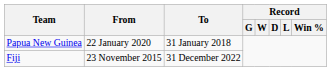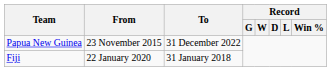(119, 43) 22 January 2020 -> (124, 43) 23 November 2015
(199, 43) 31 January 2018 -> (203, 43) 31 December 2022
(124, 58) 23 November 2015 -> (119, 58) 22 January 2020
(203, 58) 31 December 2022 -> (199, 58) 31 January 2018
